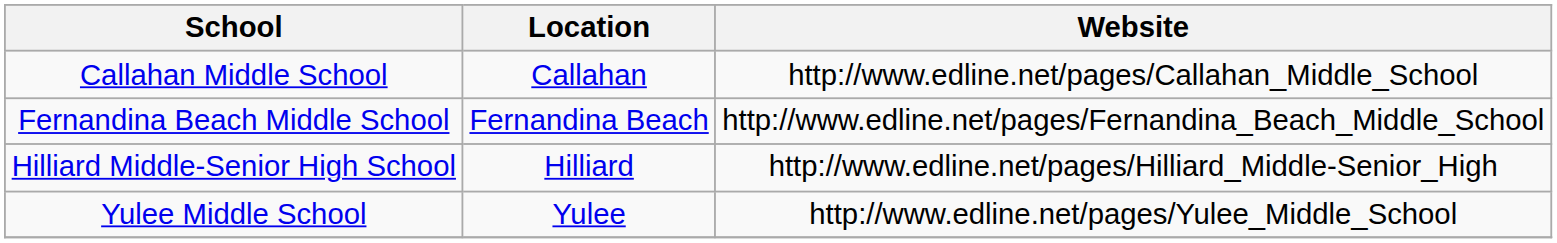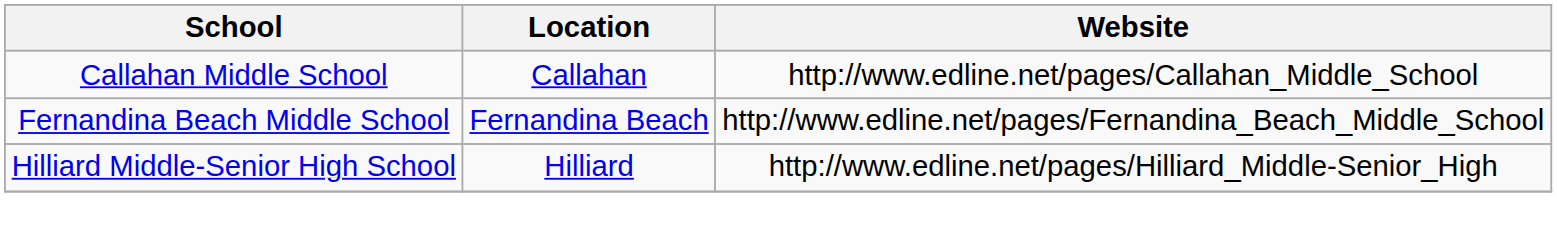- row: (234, 213)
